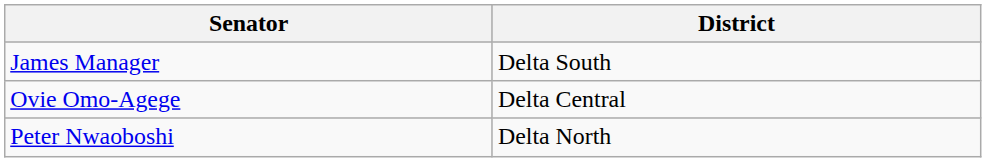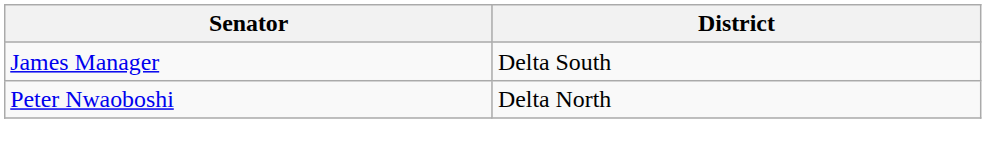- row: (95, 99)
